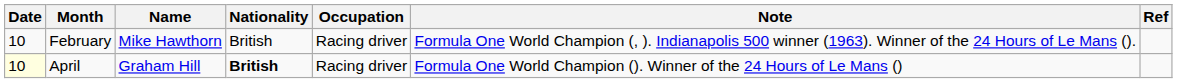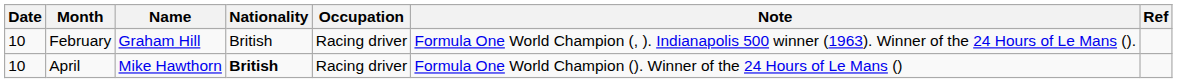(170, 41) Mike Hawthorn -> (159, 41) Graham Hill
(17, 65) lightyellow background -> (17, 65) no background
(159, 65) Graham Hill -> (170, 65) Mike Hawthorn
